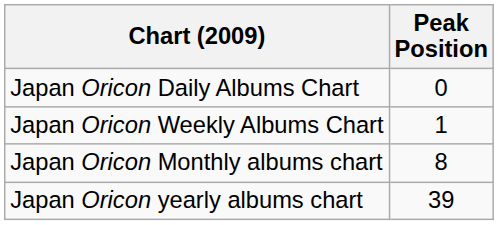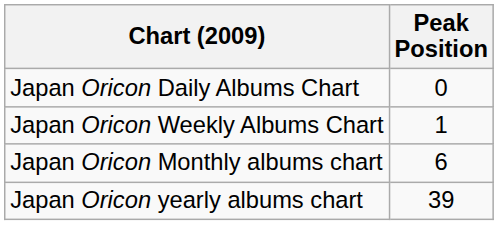(441, 162) 8 -> (441, 162) 6
